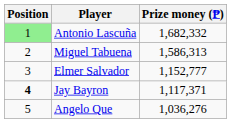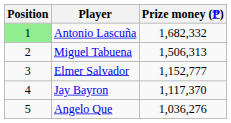(183, 52) 1,586,313 -> (183, 52) 1,506,313
(28, 90) bold -> (28, 90) normal
(183, 90) 1,117,371 -> (183, 90) 1,117,370
